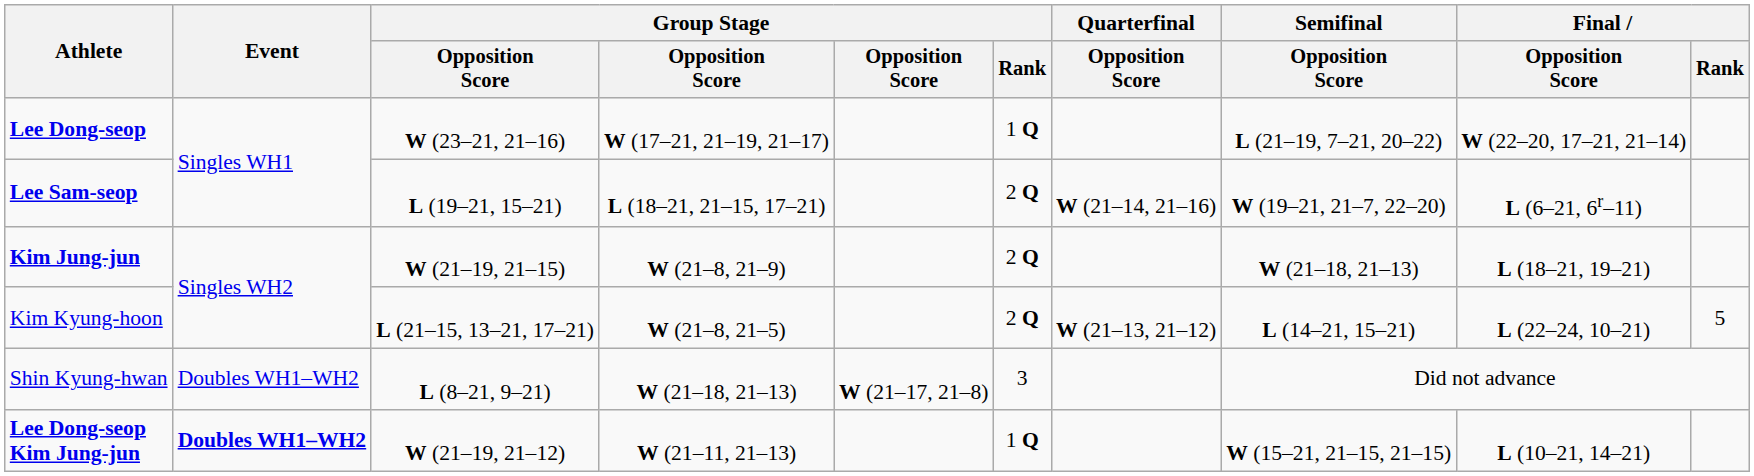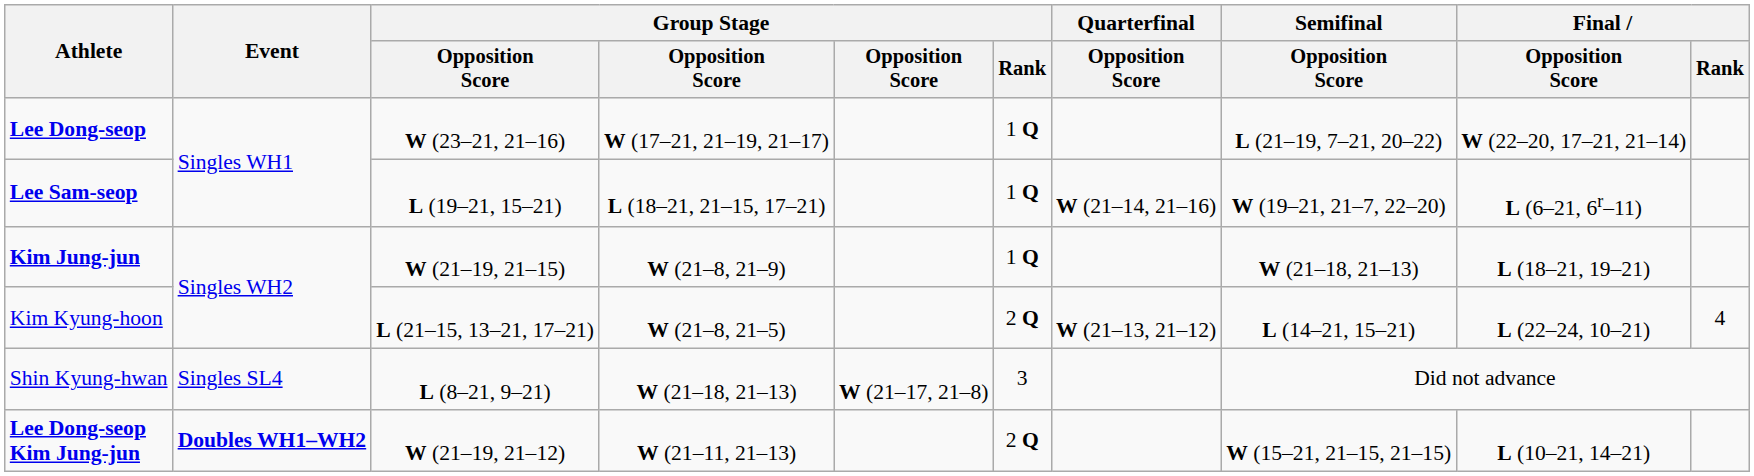(1022, 192) 2 Q -> (1022, 192) 1 Q
(1022, 256) 2 Q -> (1022, 256) 1 Q
(1720, 317) 5 -> (1720, 317) 4
(268, 378) Doubles WH1–WH2 -> (230, 378) Singles SL4
(1022, 440) 1 Q -> (1022, 440) 2 Q
